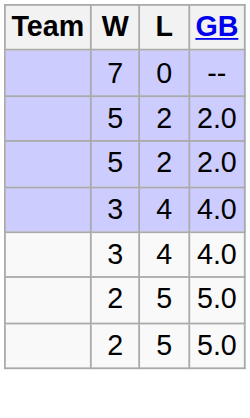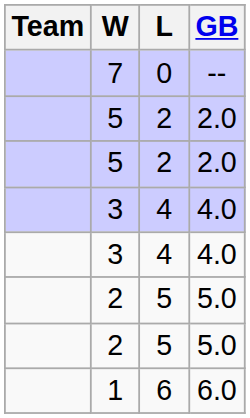+ row: (115, 390)
